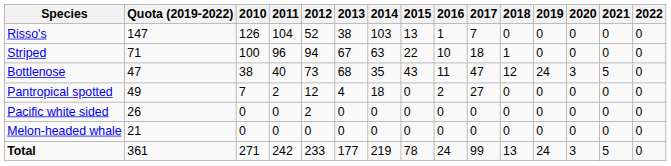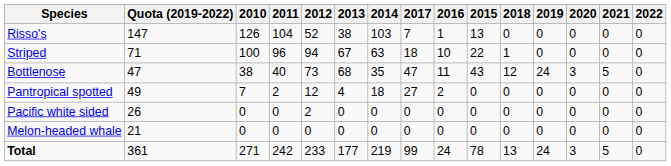columns swapped: (418, 14) <-> (484, 14)
